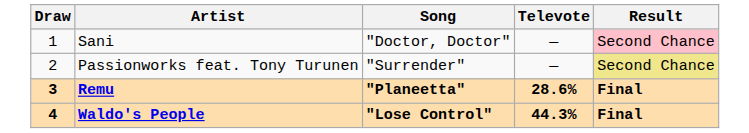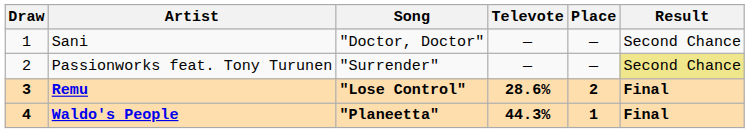+ column: (594, 17)
(656, 41) pink background -> (682, 41) no background
(415, 91) "Planeetta" -> (403, 91) "Lose Control"
(429, 115) "Lose Control" -> (389, 115) "Planeetta"
